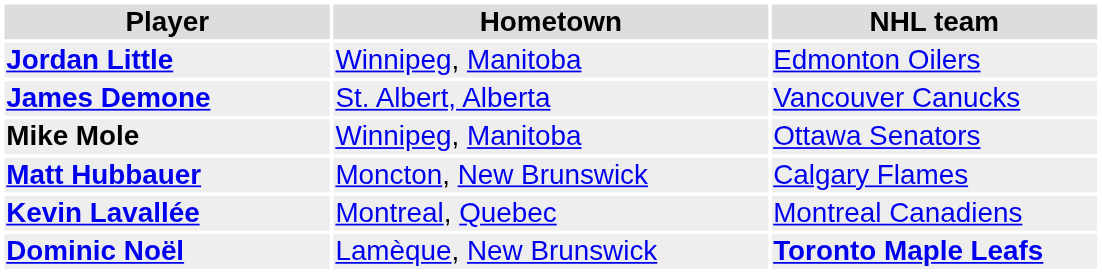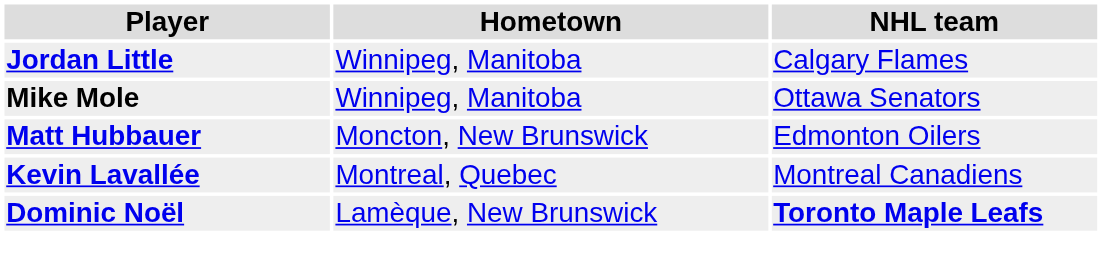(877, 59) Edmonton Oilers -> (871, 59) Calgary Flames
- row: (108, 98)
(871, 174) Calgary Flames -> (877, 136) Edmonton Oilers
